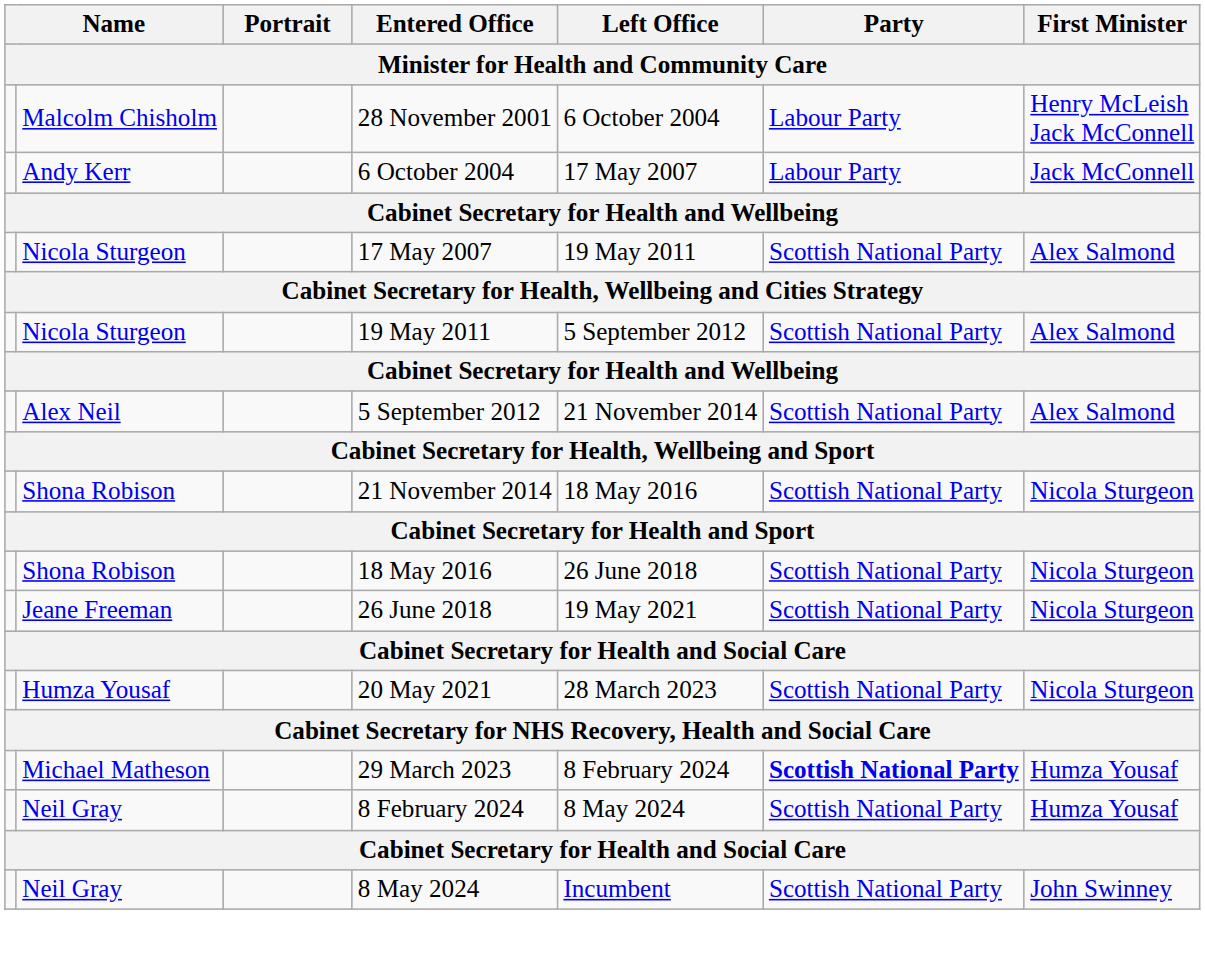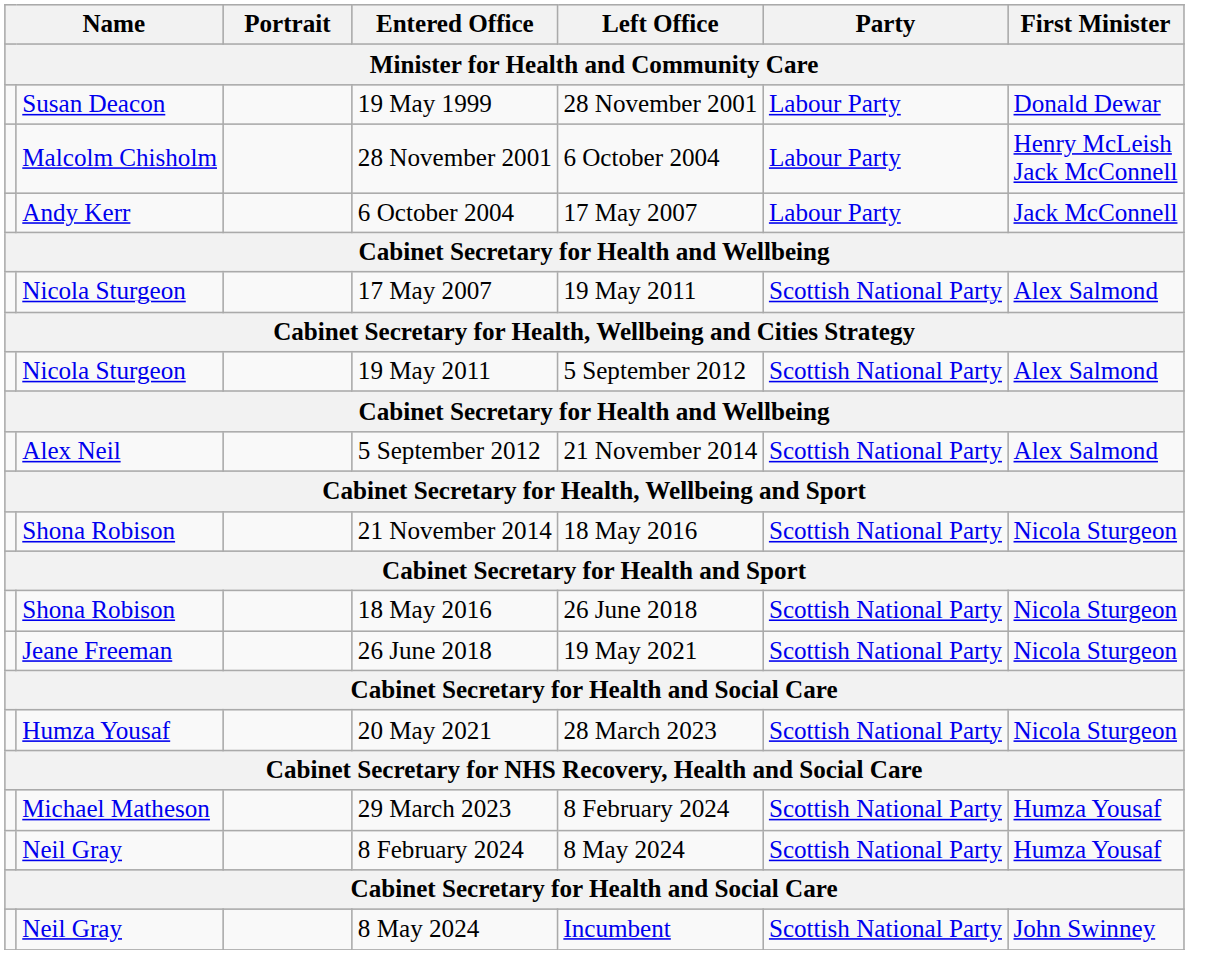+ row: (425, 104)
(894, 769) bold -> (885, 809) normal
